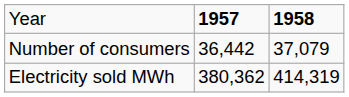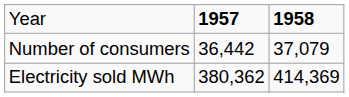(307, 77) 414,319 -> (307, 77) 414,369
